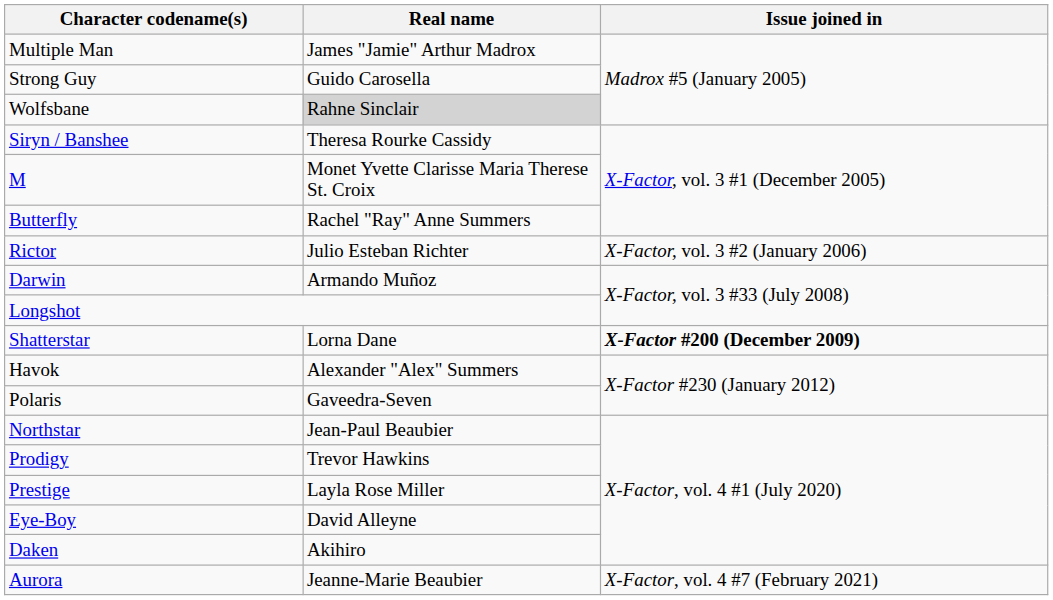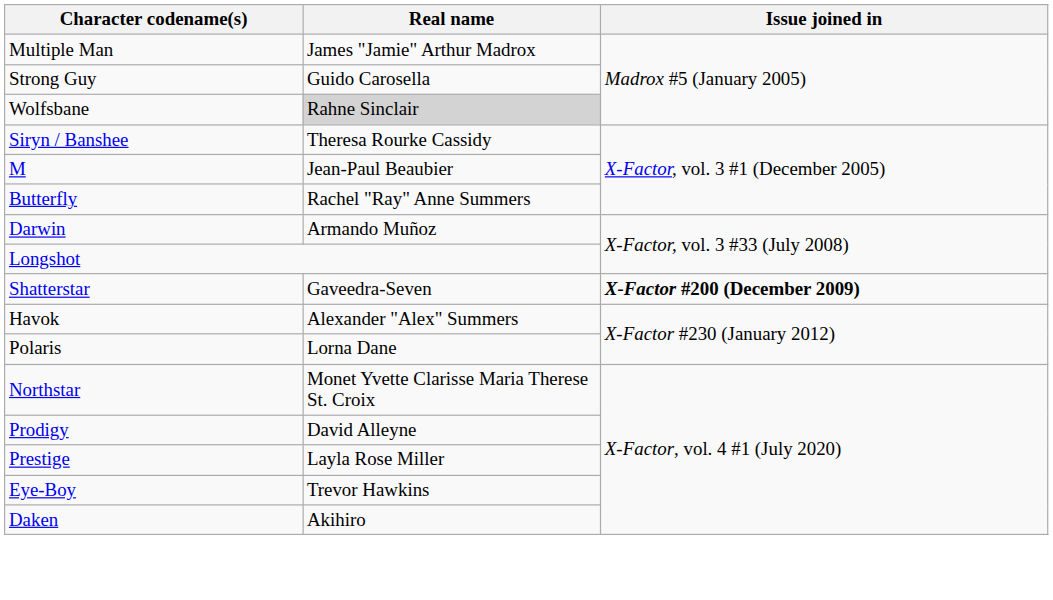(448, 179) Monet Yvette Clarisse Maria Therese St. Croix -> (380, 169) Jean-Paul Beaubier
- row: (33, 250)
(352, 340) Lorna Dane -> (369, 288) Gaveedra-Seven
(369, 400) Gaveedra-Seven -> (352, 348) Lorna Dane
(380, 429) Jean-Paul Beaubier -> (448, 389) Monet Yvette Clarisse Maria Therese St. Croix
(368, 459) Trevor Hawkins -> (362, 429) David Alleyne
(362, 519) David Alleyne -> (368, 489) Trevor Hawkins
- row: (36, 579)
